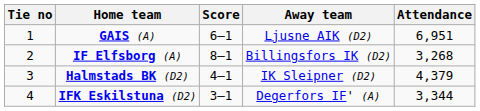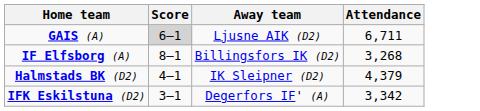- column: (30, 15)
(221, 35) no background -> (170, 35) lightgrey background
(434, 35) 6,951 -> (383, 35) 6,711
(434, 96) 3,344 -> (383, 96) 3,342
